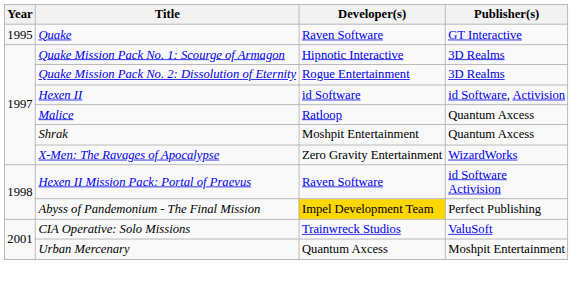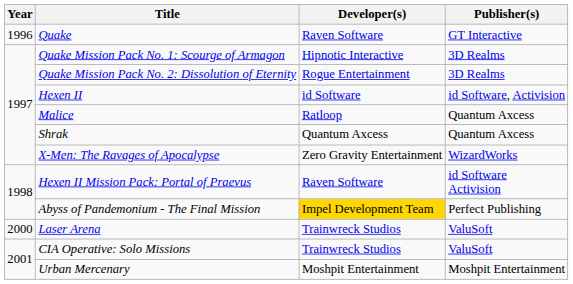(20, 34) 1995 -> (20, 34) 1996
(360, 134) Moshpit Entertainment -> (345, 134) Quantum Axcess
+ row: (69, 229)
(345, 249) Quantum Axcess -> (360, 269) Moshpit Entertainment
